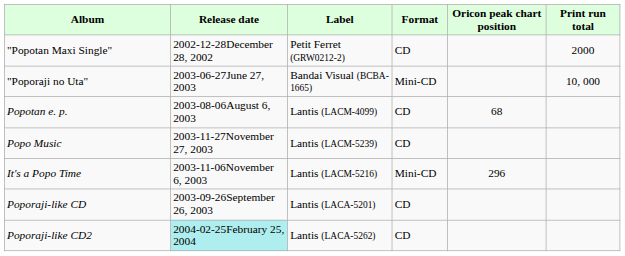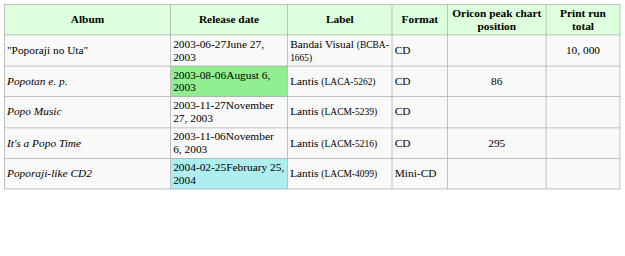- row: (60, 50)
(416, 81) Mini-CD -> (403, 50) CD
(222, 112) no background -> (222, 81) lightgreen background
(334, 112) Lantis (LACM-4099) -> (333, 81) Lantis (LACA-5262)
(497, 112) 68 -> (497, 81) 86
(416, 173) Mini-CD -> (403, 143) CD
(497, 173) 296 -> (497, 143) 295
- row: (47, 204)
(333, 235) Lantis (LACA-5262) -> (334, 173) Lantis (LACM-4099)
(403, 235) CD -> (416, 173) Mini-CD
